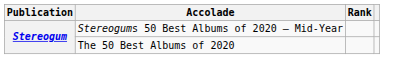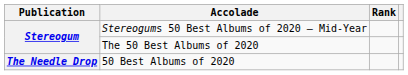+ row: (168, 61)
